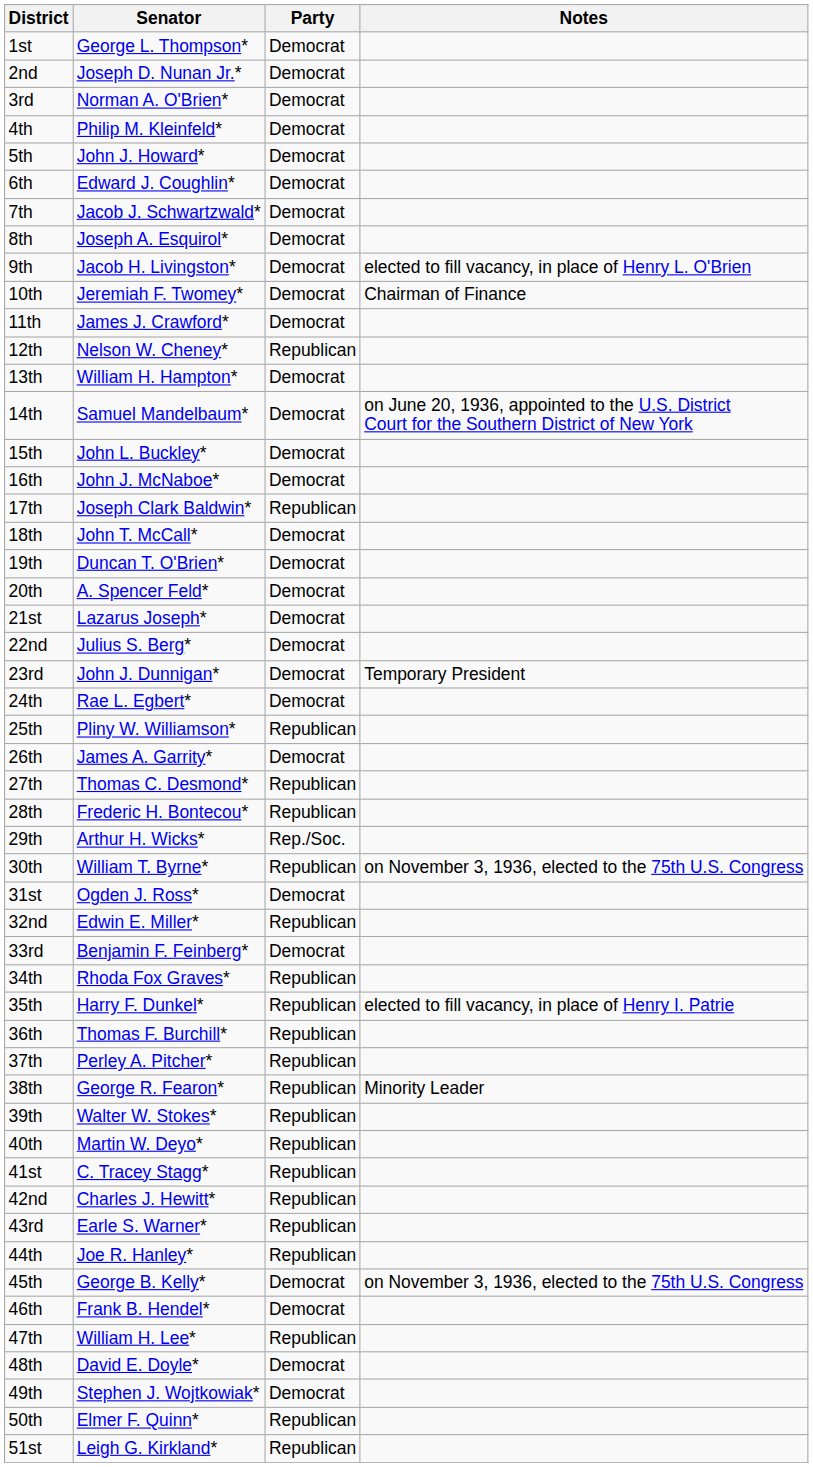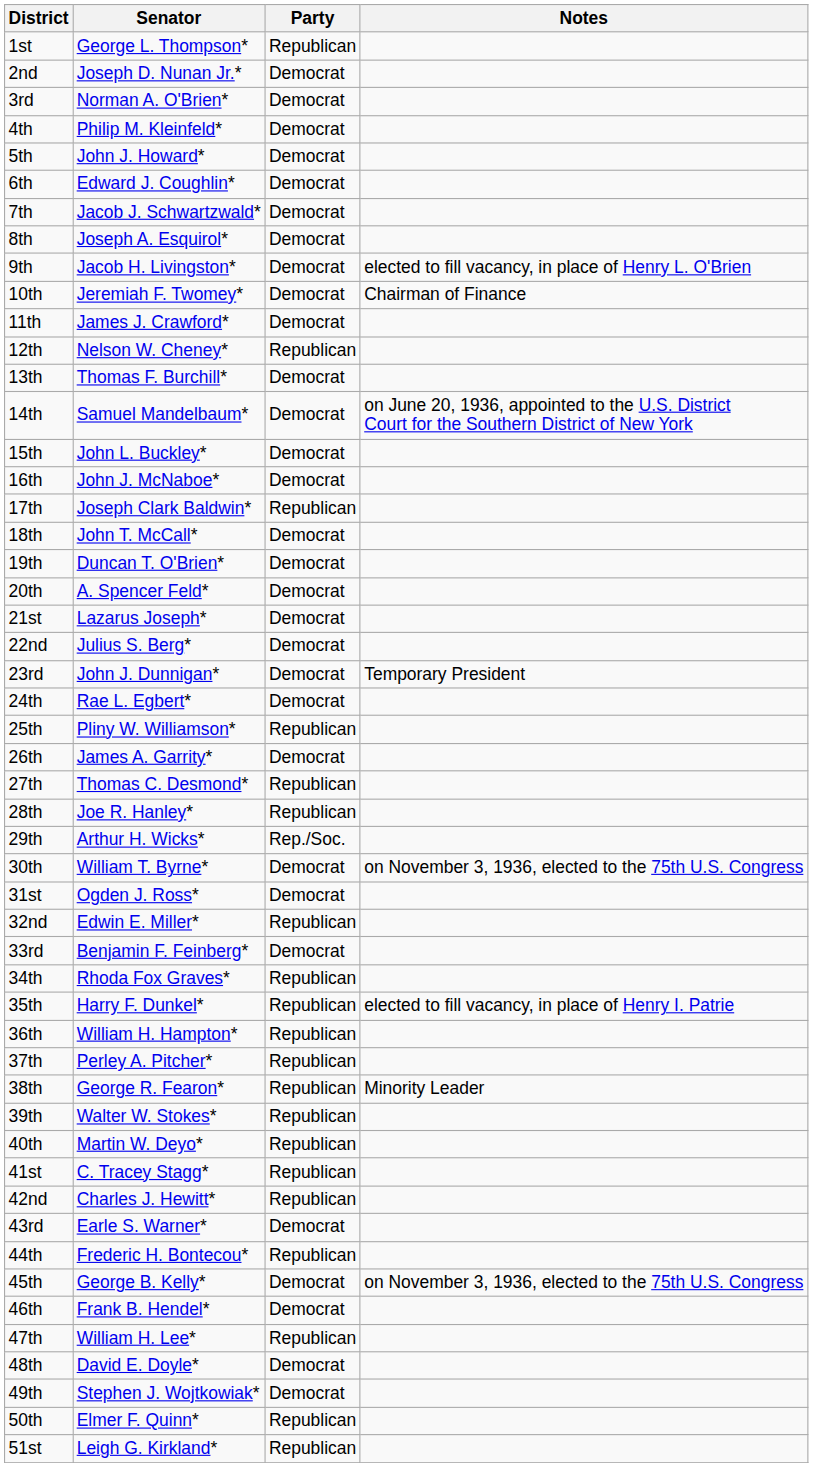(307, 45) Democrat -> (313, 45) Republican
(157, 377) William H. Hampton* -> (152, 377) Thomas F. Burchill*
(162, 812) Frederic H. Bontecou* -> (135, 812) Joe R. Hanley*
(313, 867) Republican -> (307, 867) Democrat
(152, 1033) Thomas F. Burchill* -> (157, 1033) William H. Hampton*
(313, 1227) Republican -> (307, 1227) Democrat
(135, 1254) Joe R. Hanley* -> (162, 1254) Frederic H. Bontecou*
